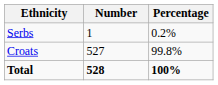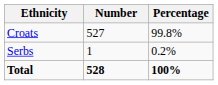rows swapped: (23, 51) <-> (20, 32)
